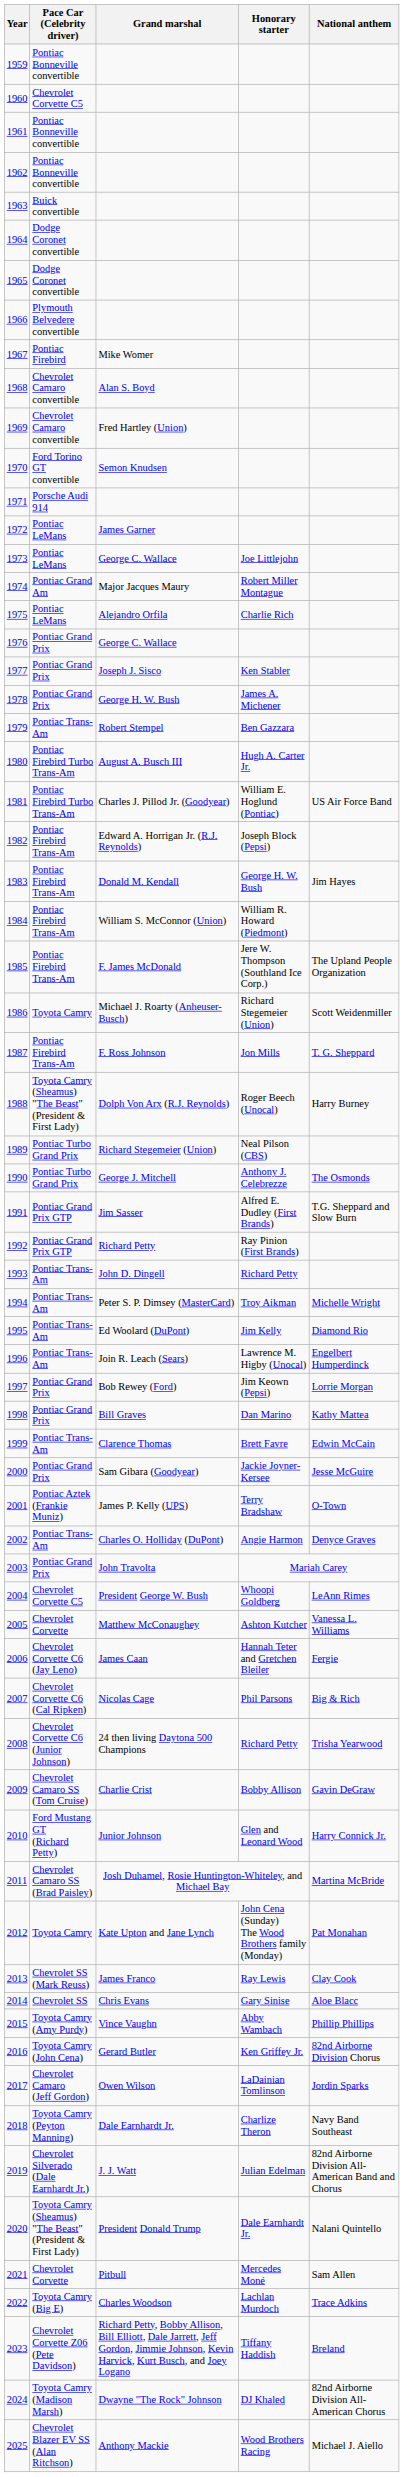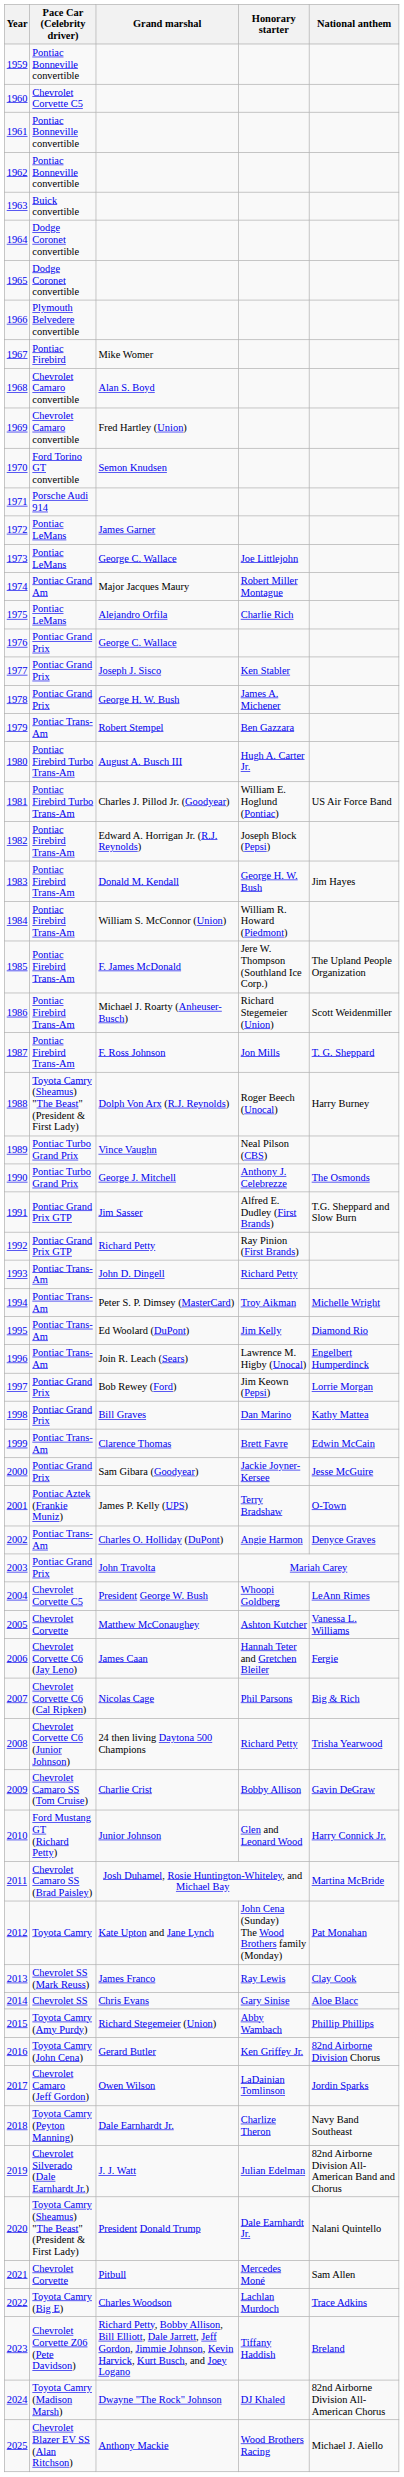(62, 1012) Toyota Camry -> (54, 1012) Pontiac Firebird Trans-Am
(157, 1150) Richard Stegemeier (Union) -> (128, 1150) Vince Vaughn
(128, 2023) Vince Vaughn -> (157, 2023) Richard Stegemeier (Union)
